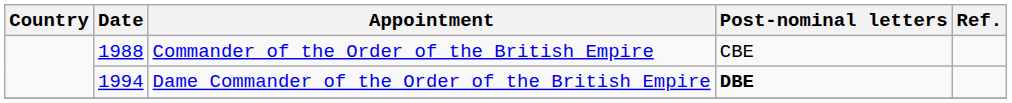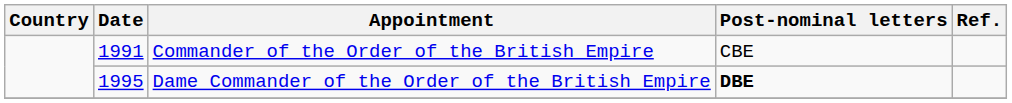(121, 51) 1988 -> (121, 51) 1991
(121, 82) 1994 -> (121, 82) 1995
